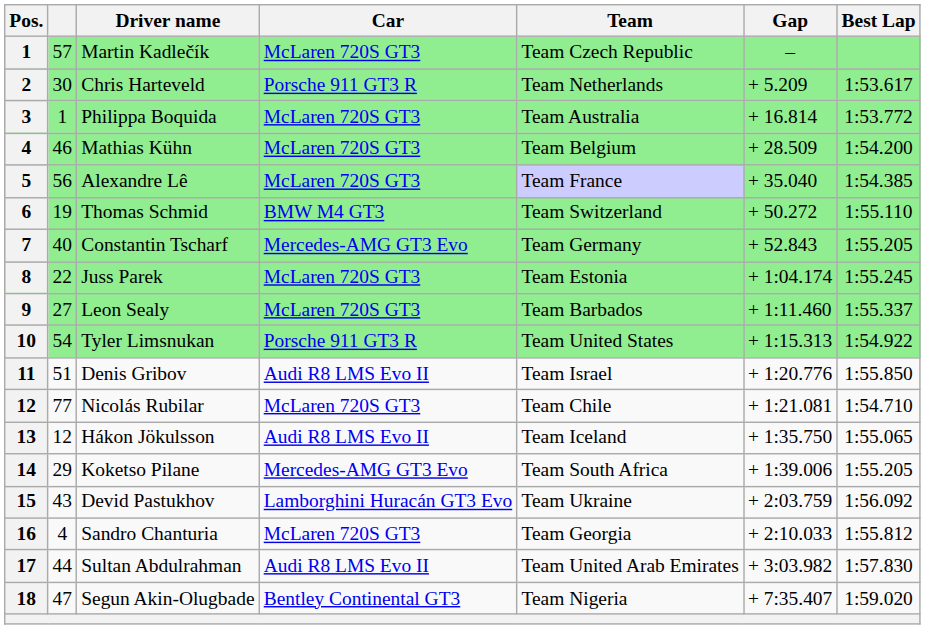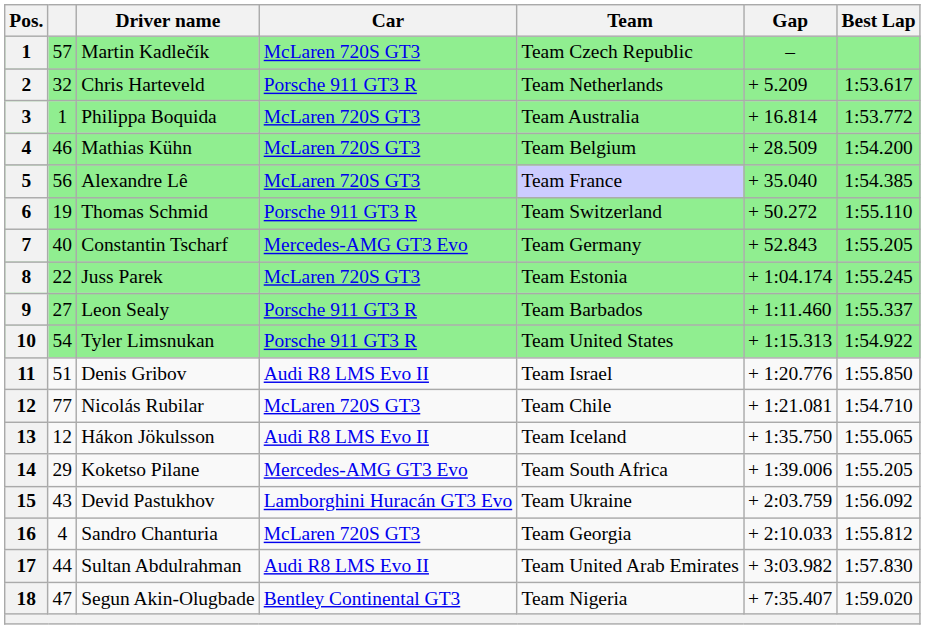(62, 84) 30 -> (62, 84) 32
(324, 212) BMW M4 GT3 -> (340, 212) Porsche 911 GT3 R
(342, 308) McLaren 720S GT3 -> (340, 308) Porsche 911 GT3 R
